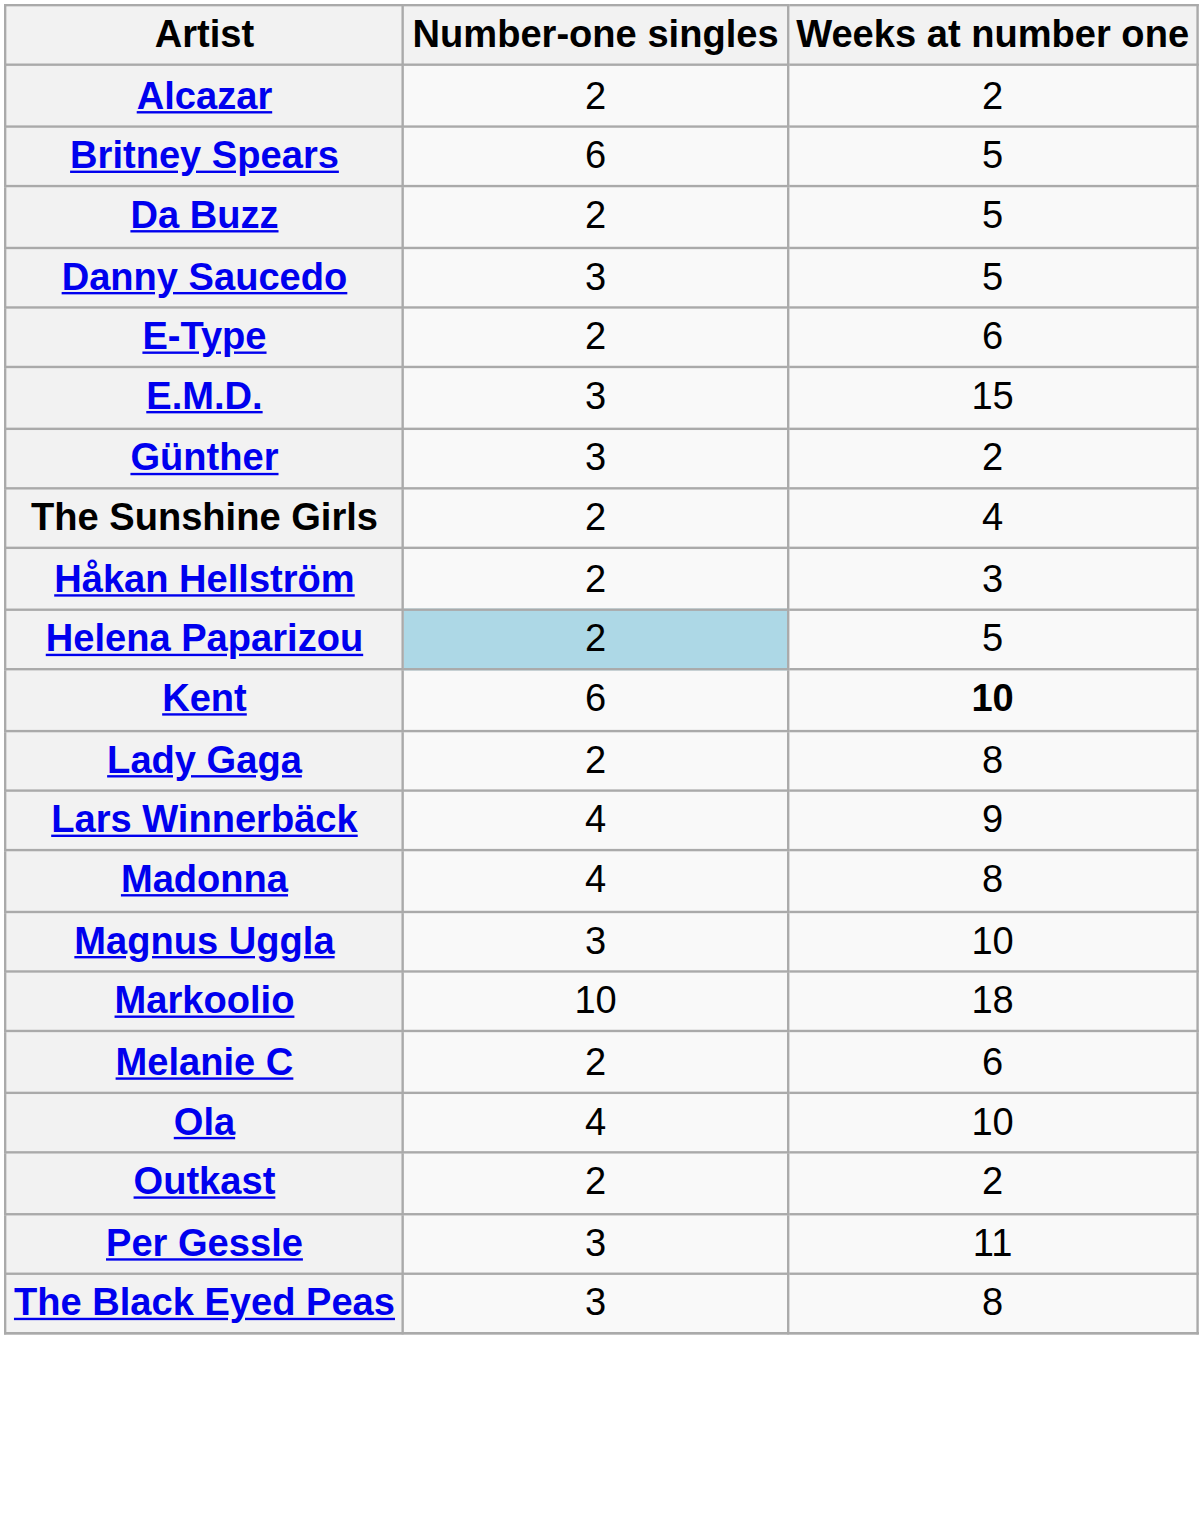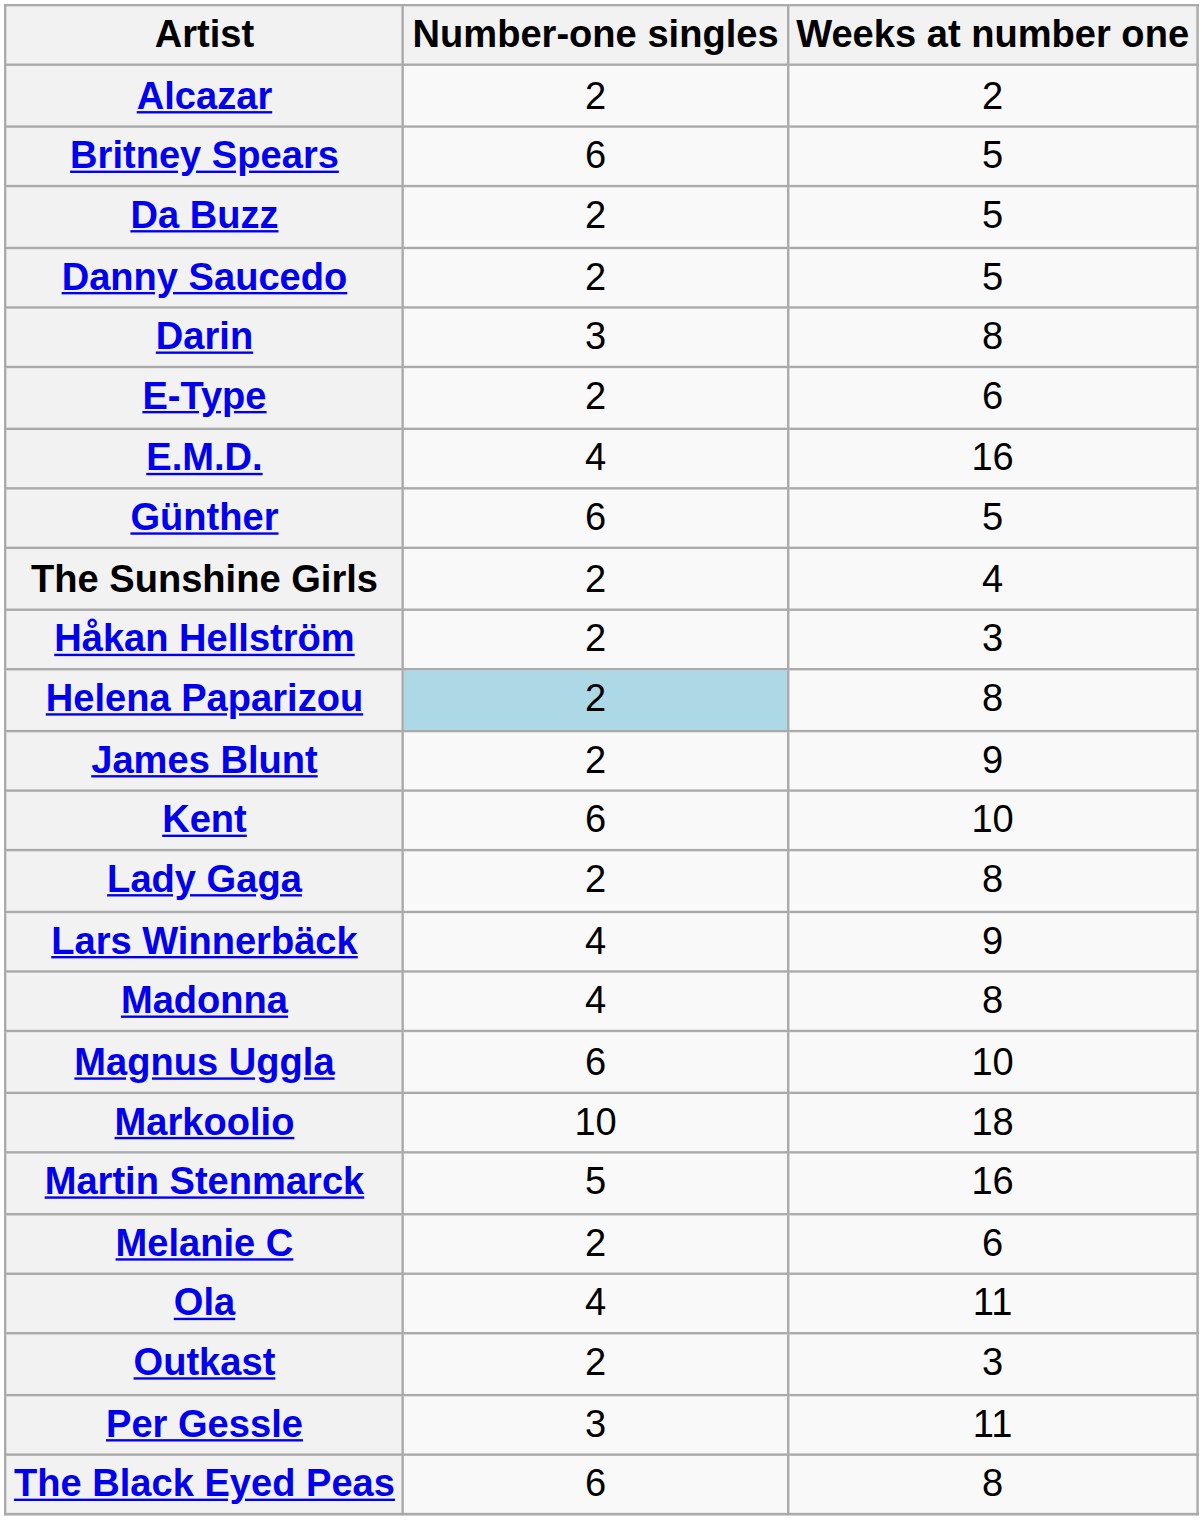(596, 276) 3 -> (596, 276) 2
+ row: (204, 336)
(596, 397) 3 -> (596, 457) 4
(993, 397) 15 -> (993, 457) 16
(596, 457) 3 -> (596, 517) 6
(993, 457) 2 -> (993, 517) 5
(993, 638) 5 -> (993, 699) 8
+ row: (204, 759)
(993, 699) bold -> (993, 819) normal
(596, 940) 3 -> (596, 1061) 6
+ row: (204, 1182)
(993, 1121) 10 -> (993, 1302) 11
(993, 1182) 2 -> (993, 1363) 3
(596, 1302) 3 -> (596, 1484) 6
